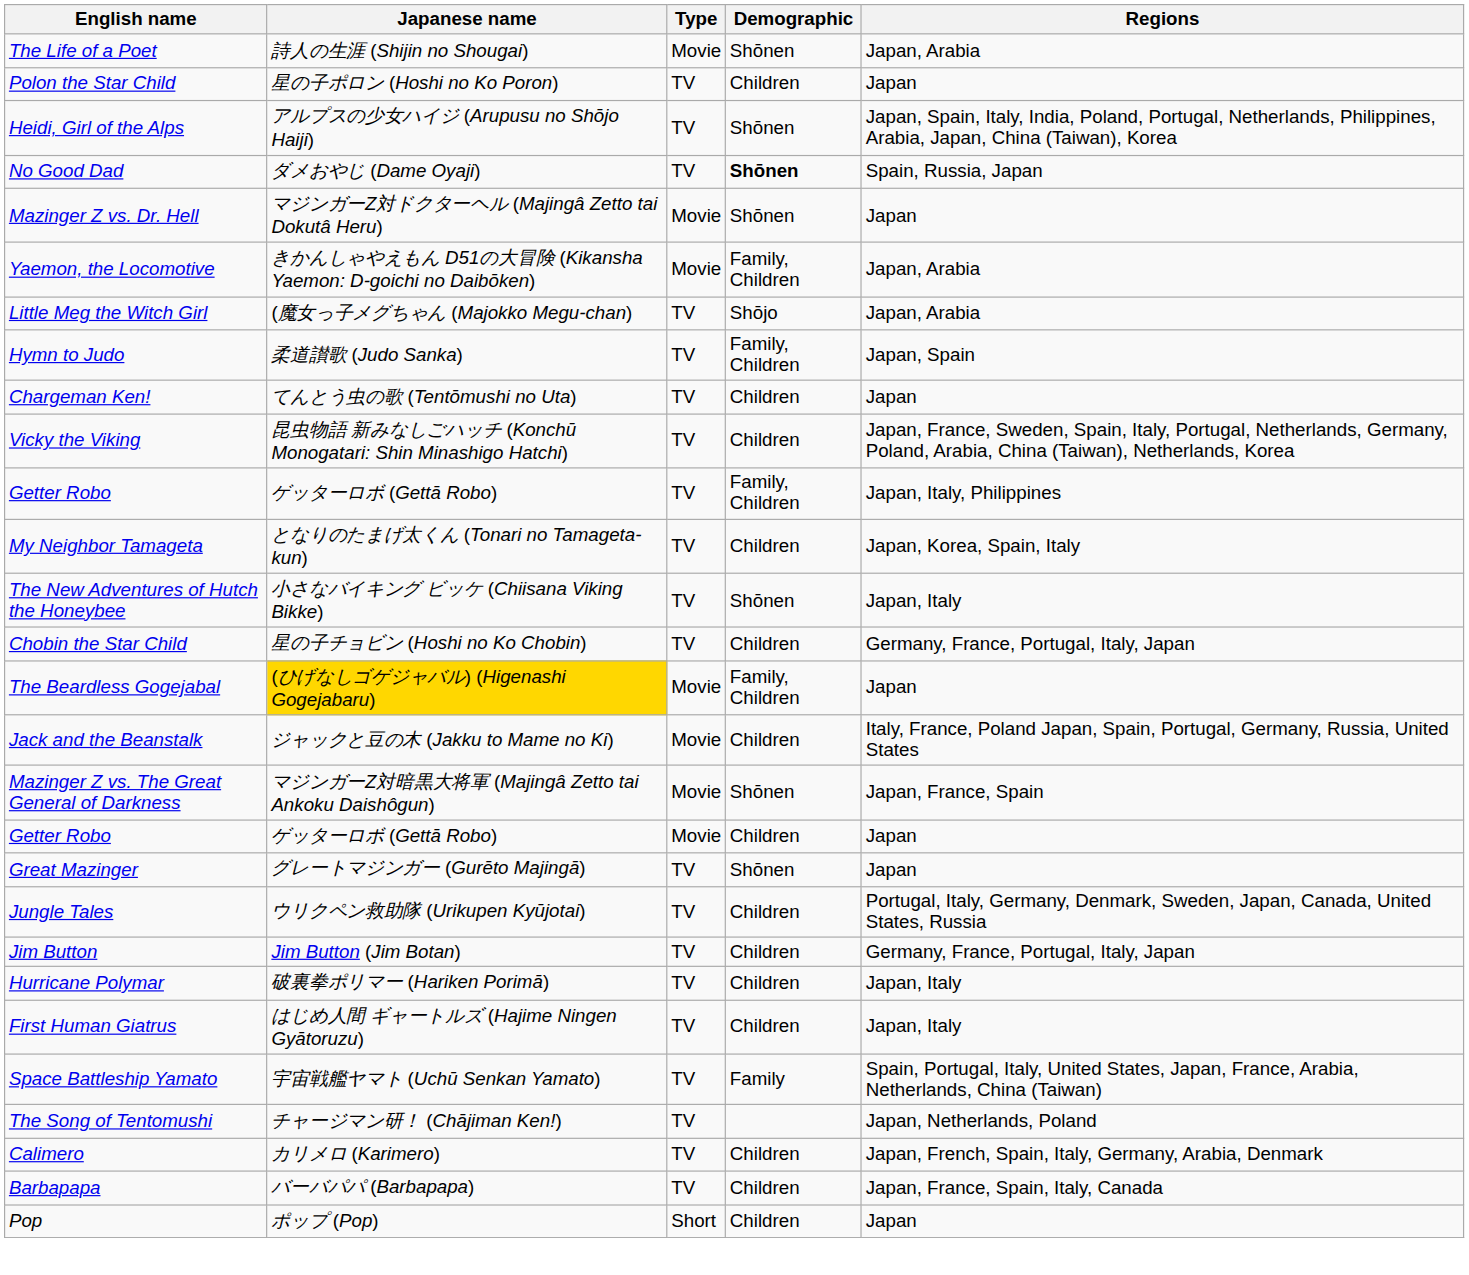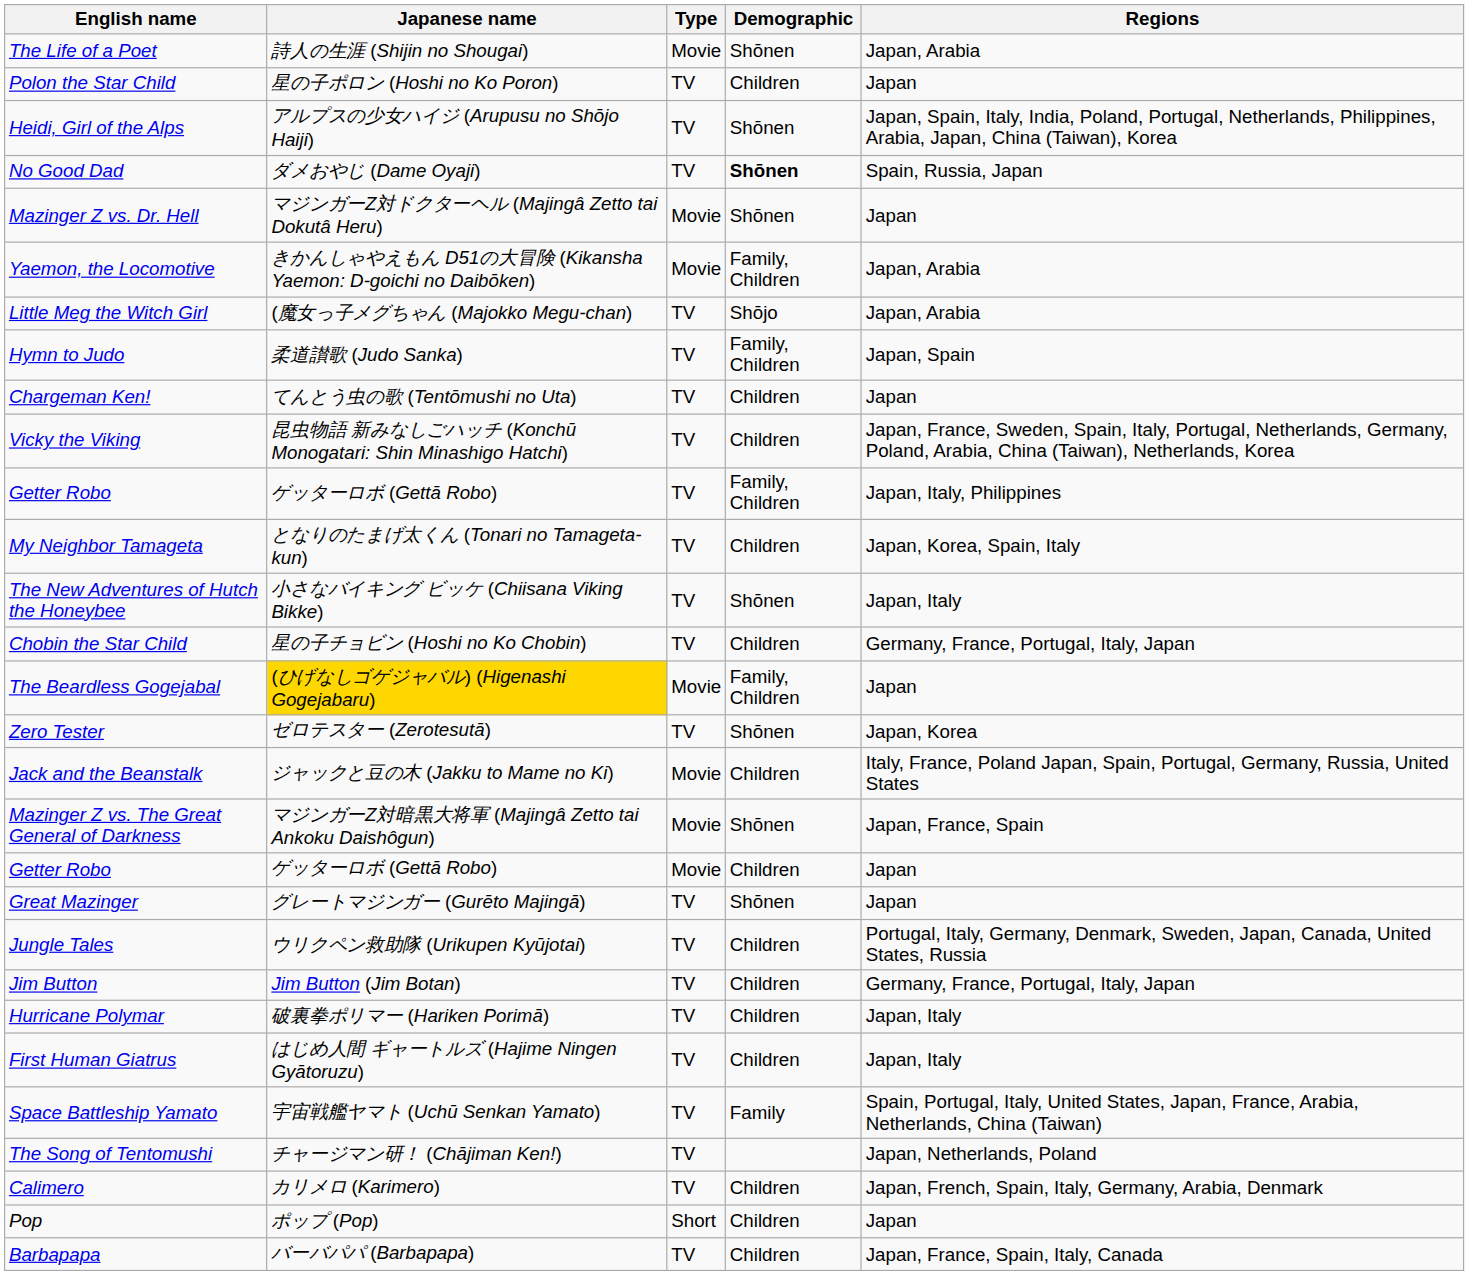+ row: (56, 731)
rows swapped: (55, 1187) <-> (26, 1220)
